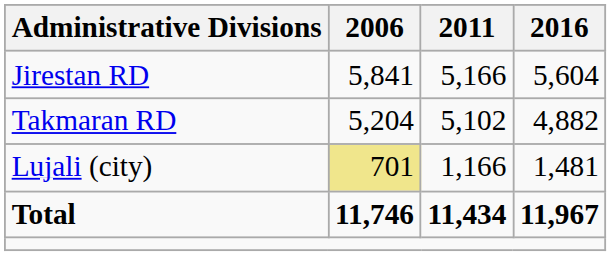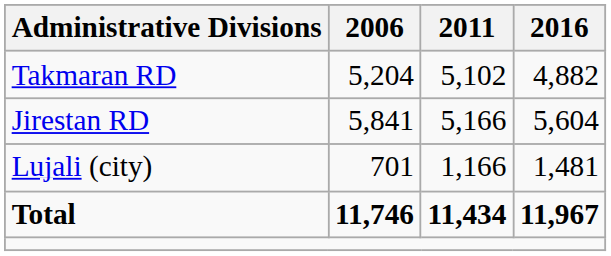rows swapped: (80, 74) <-> (94, 120)
(392, 167) khaki background -> (392, 167) no background
